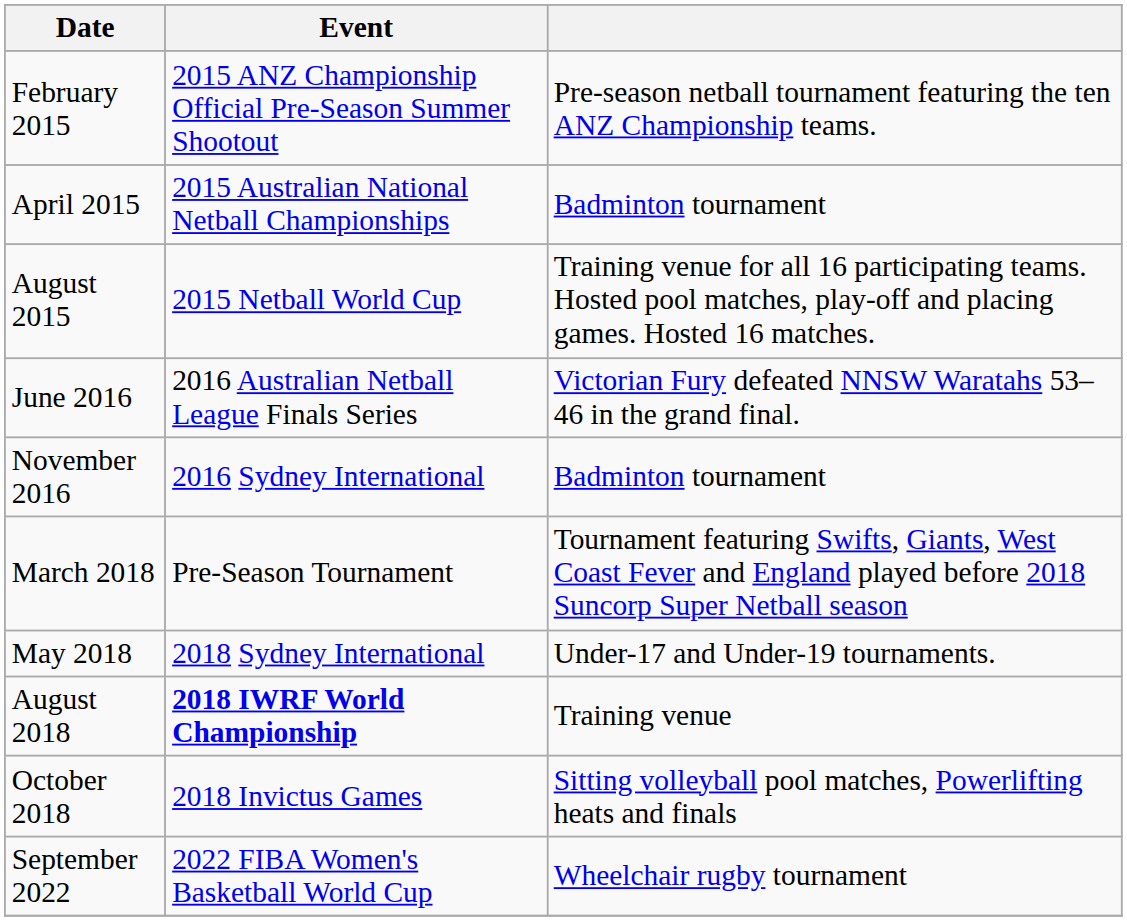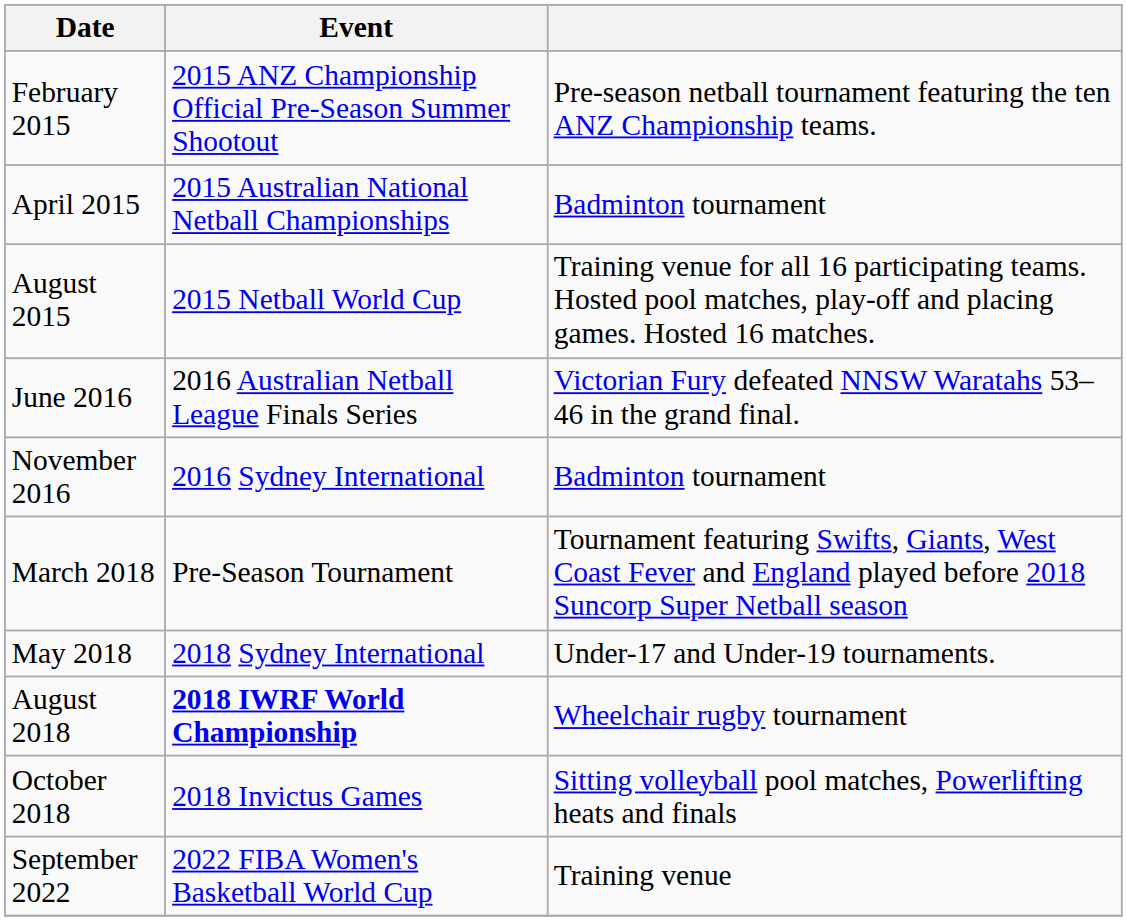(643, 716) Training venue -> (730, 716) Wheelchair rugby tournament
(730, 875) Wheelchair rugby tournament -> (643, 875) Training venue
